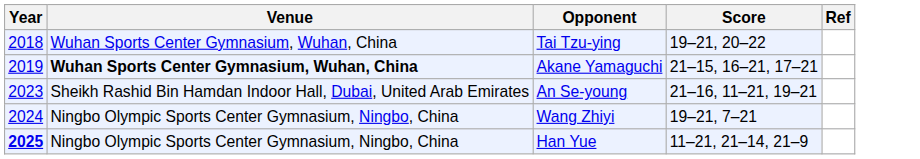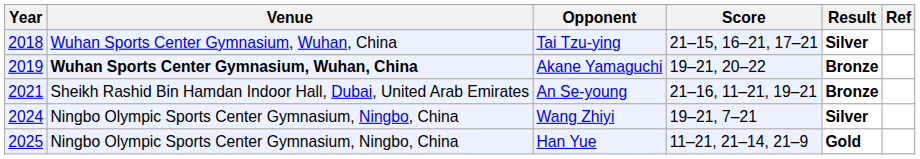+ column: (852, 17)
(718, 42) 19–21, 20–22 -> (744, 42) 21–15, 16–21, 17–21
(744, 67) 21–15, 16–21, 17–21 -> (718, 67) 19–21, 20–22
(26, 92) 2023 -> (26, 92) 2021
(26, 141) bold -> (26, 141) normal
